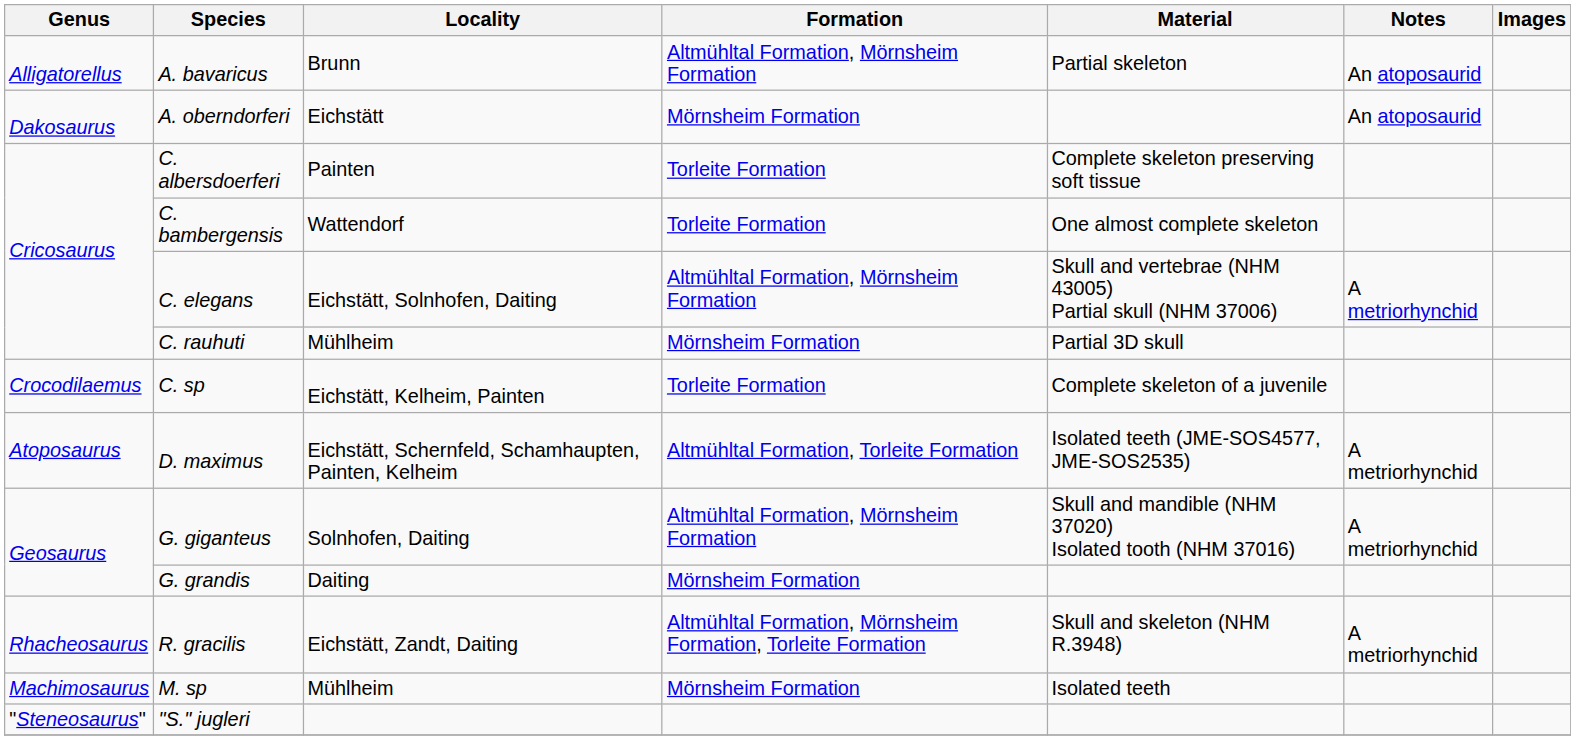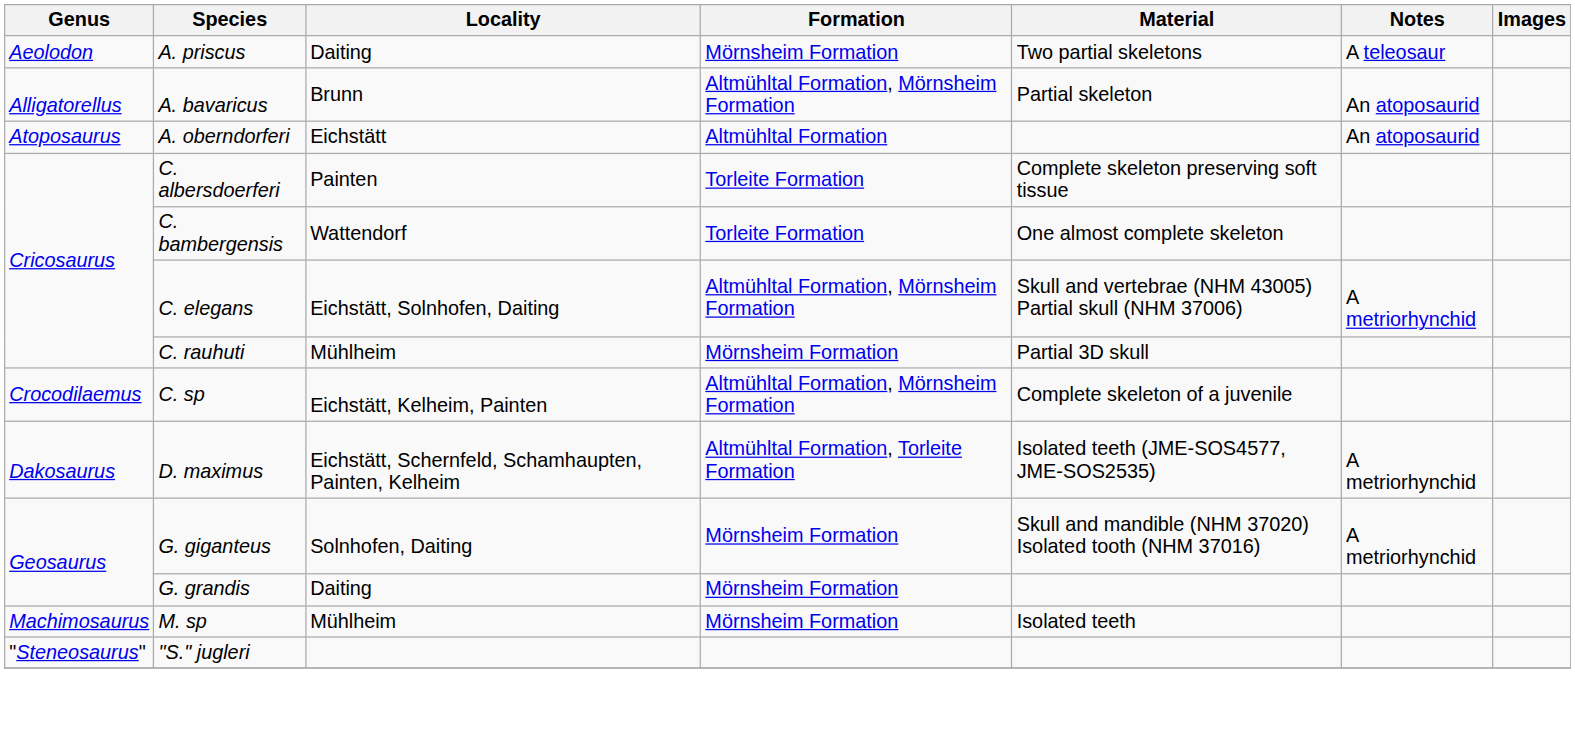+ row: (202, 51)
(62, 127) Dakosaurus -> (65, 136) Atoposaurus
(763, 116) Mörnsheim Formation -> (796, 136) Altmühltal Formation
(746, 385) Torleite Formation -> (851, 394) Altmühltal Formation, Mörnsheim Formation
(65, 450) Atoposaurus -> (62, 470) Dakosaurus
(812, 526) Altmühltal Formation, Mörnsheim Formation -> (802, 535) Mörnsheim Formation
- row: (202, 645)
